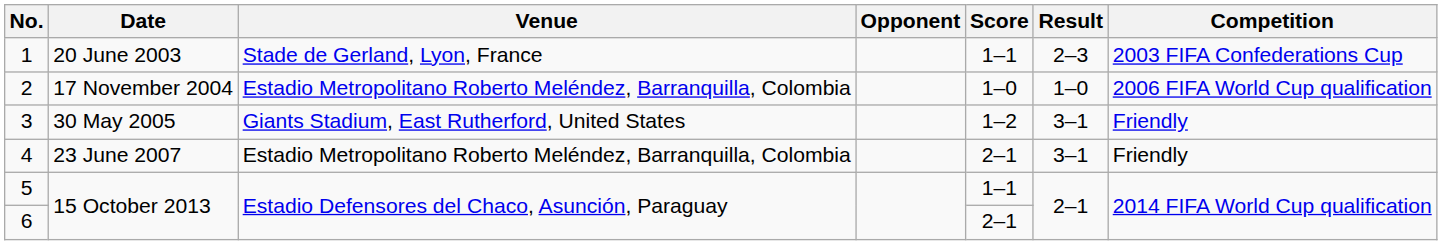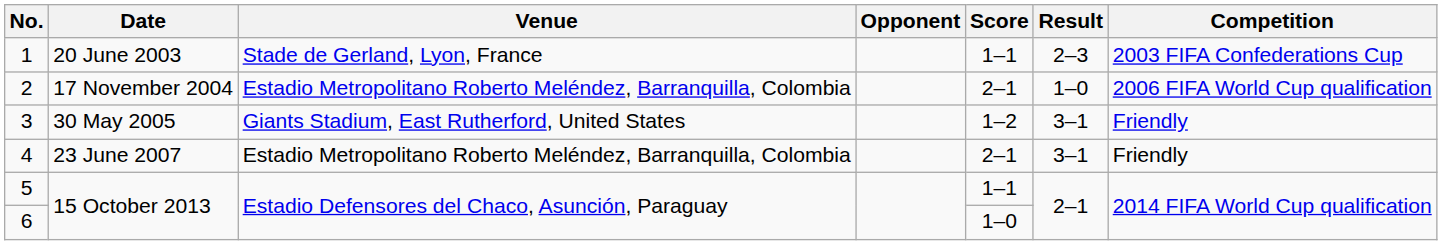(999, 88) 1–0 -> (999, 88) 2–1
(999, 222) 2–1 -> (999, 222) 1–0
